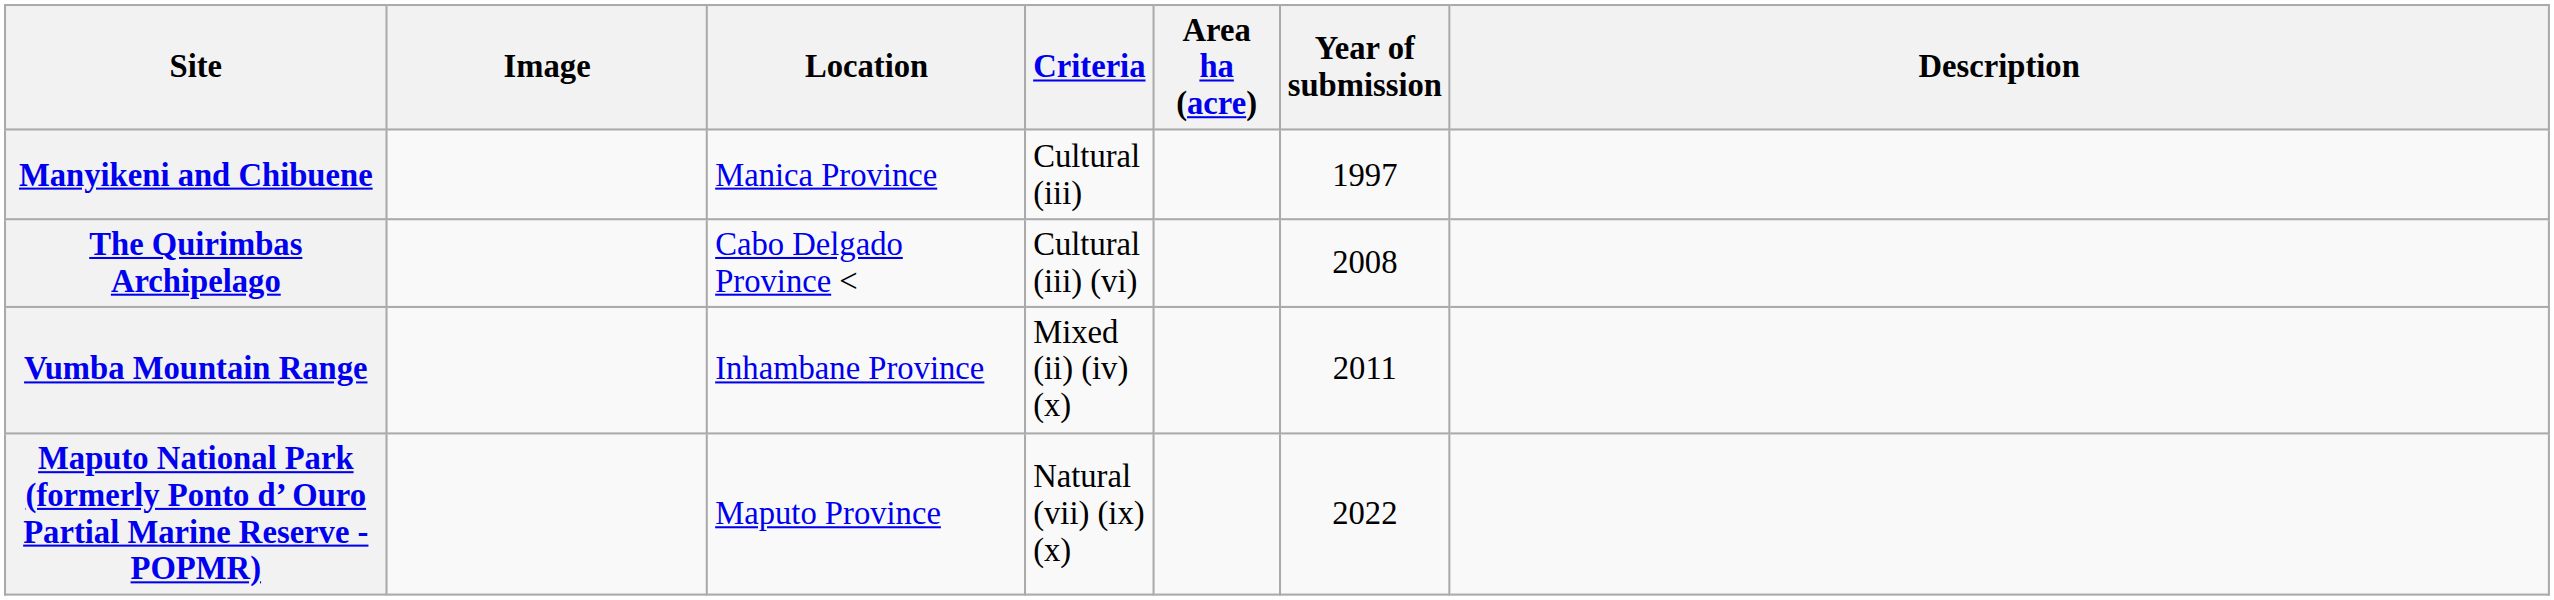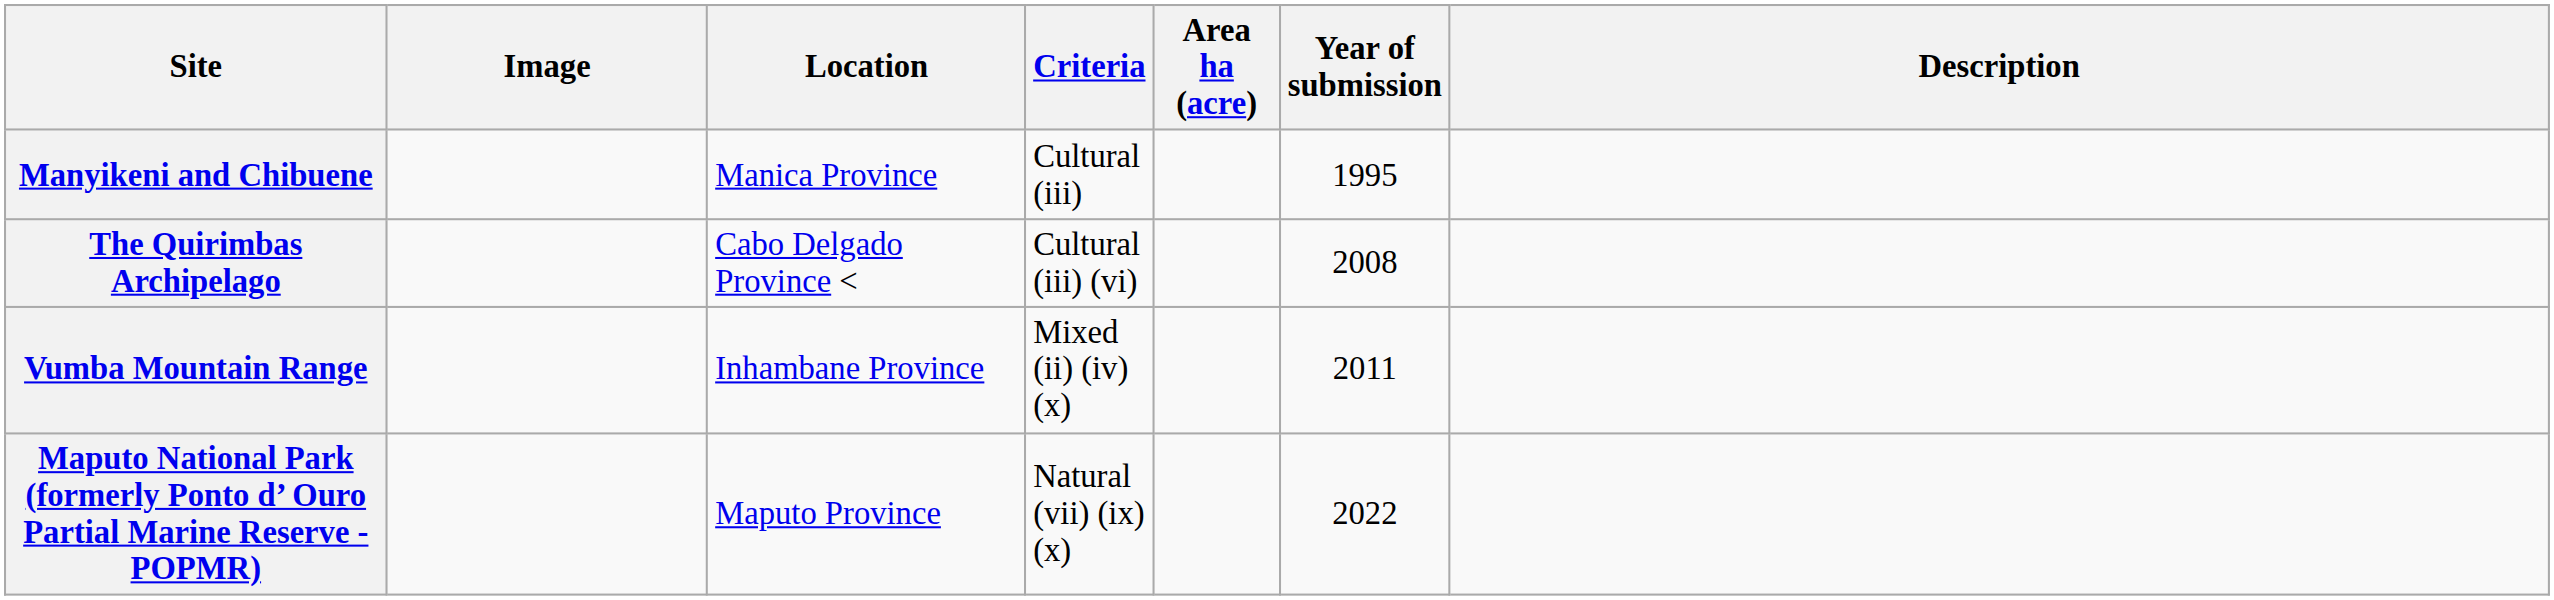(1365, 173) 1997 -> (1365, 173) 1995
